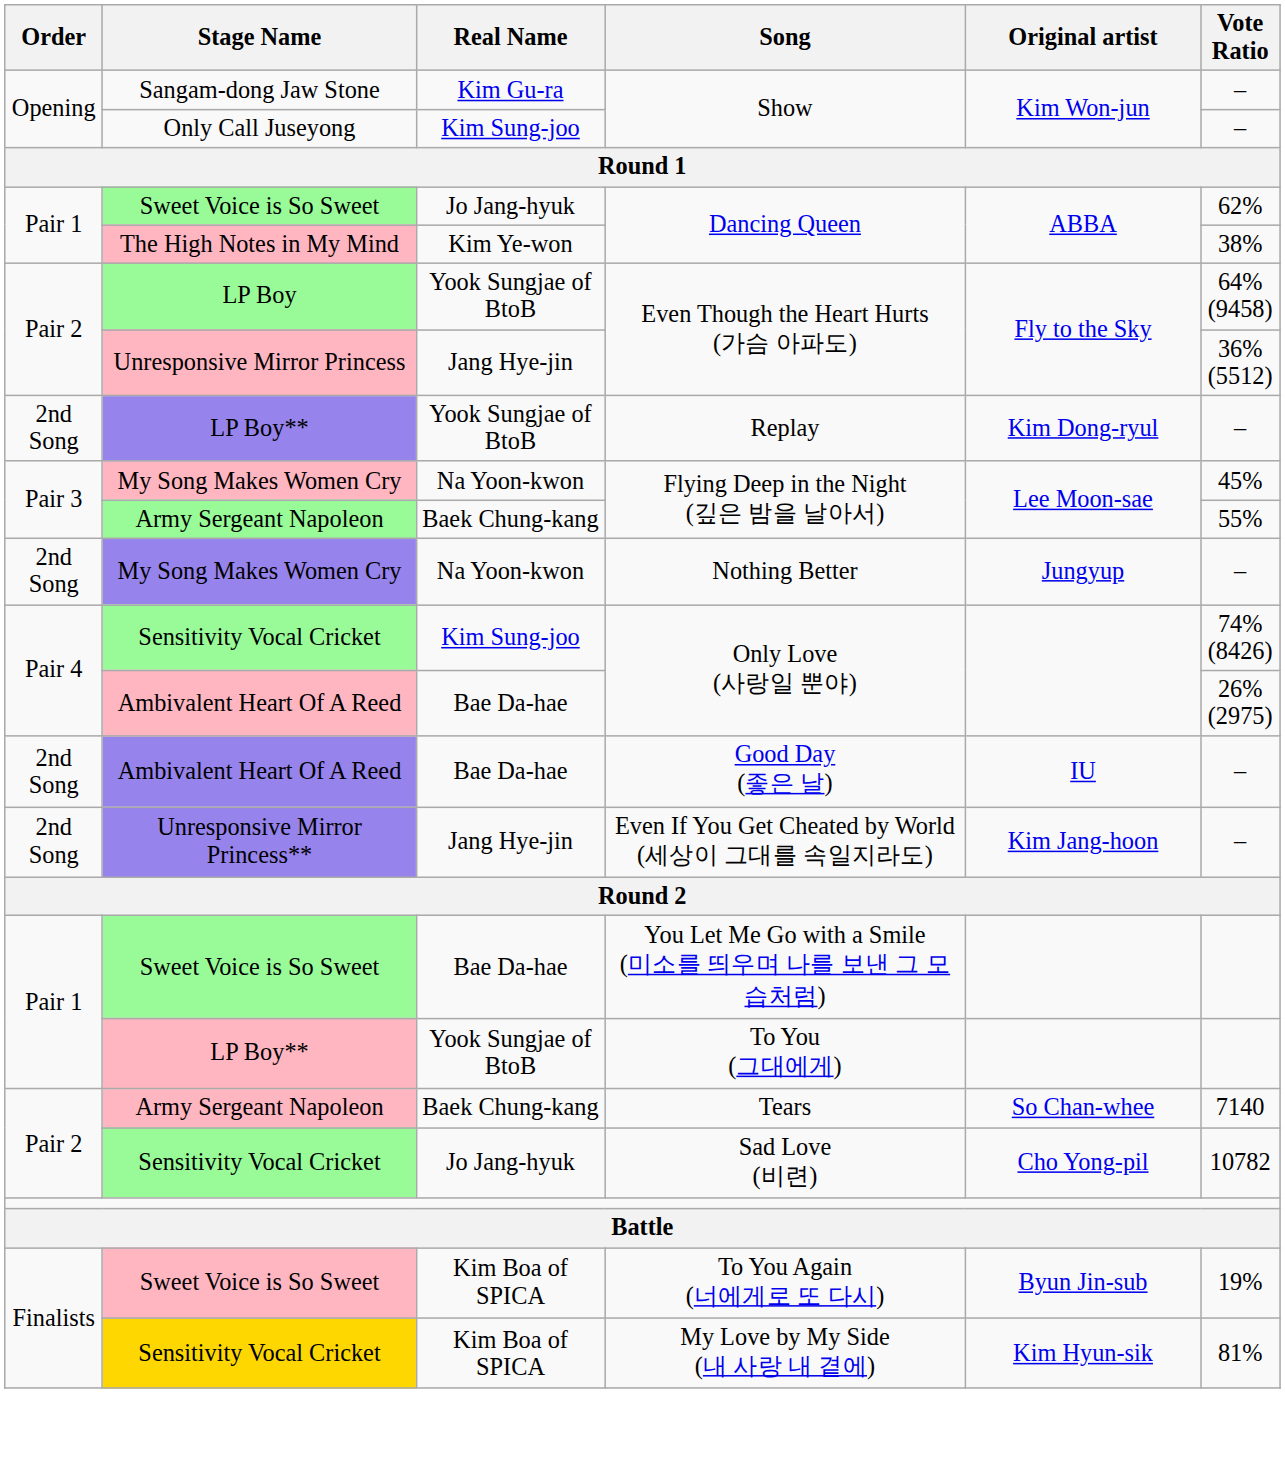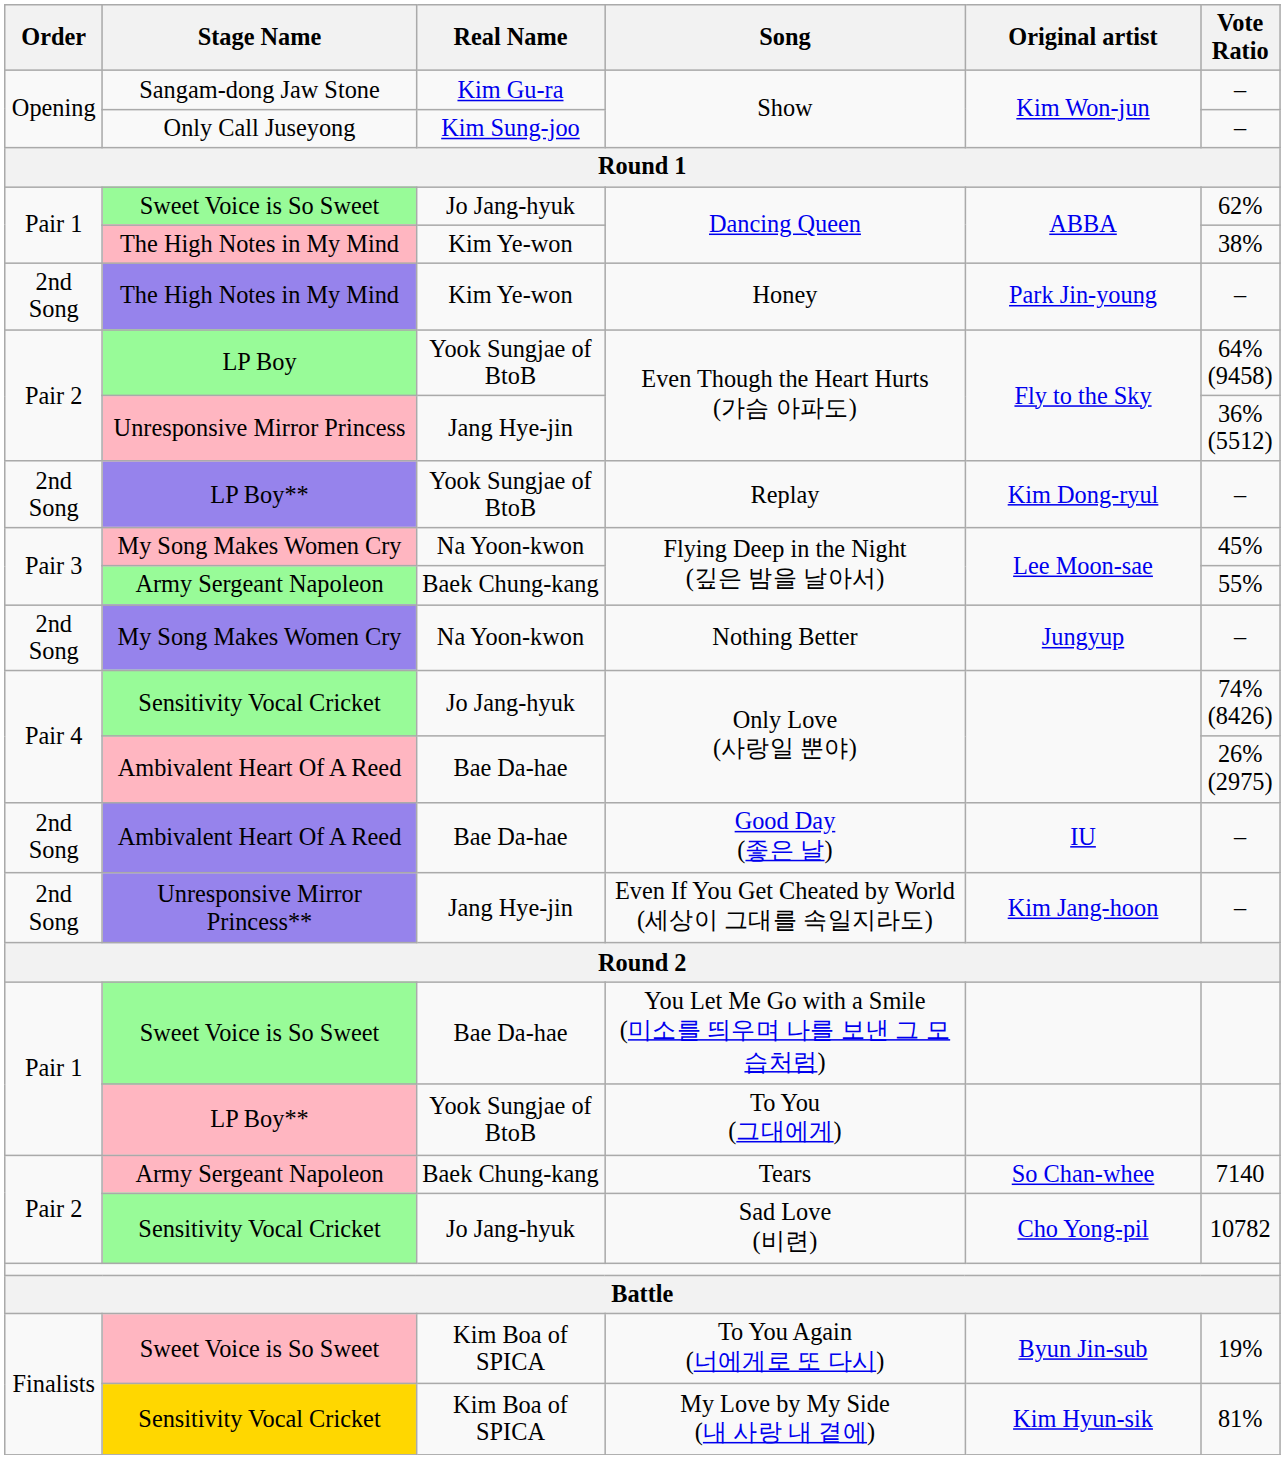+ row: (260, 296)
(510, 637) Kim Sung-joo -> (510, 703) Jo Jang-hyuk
